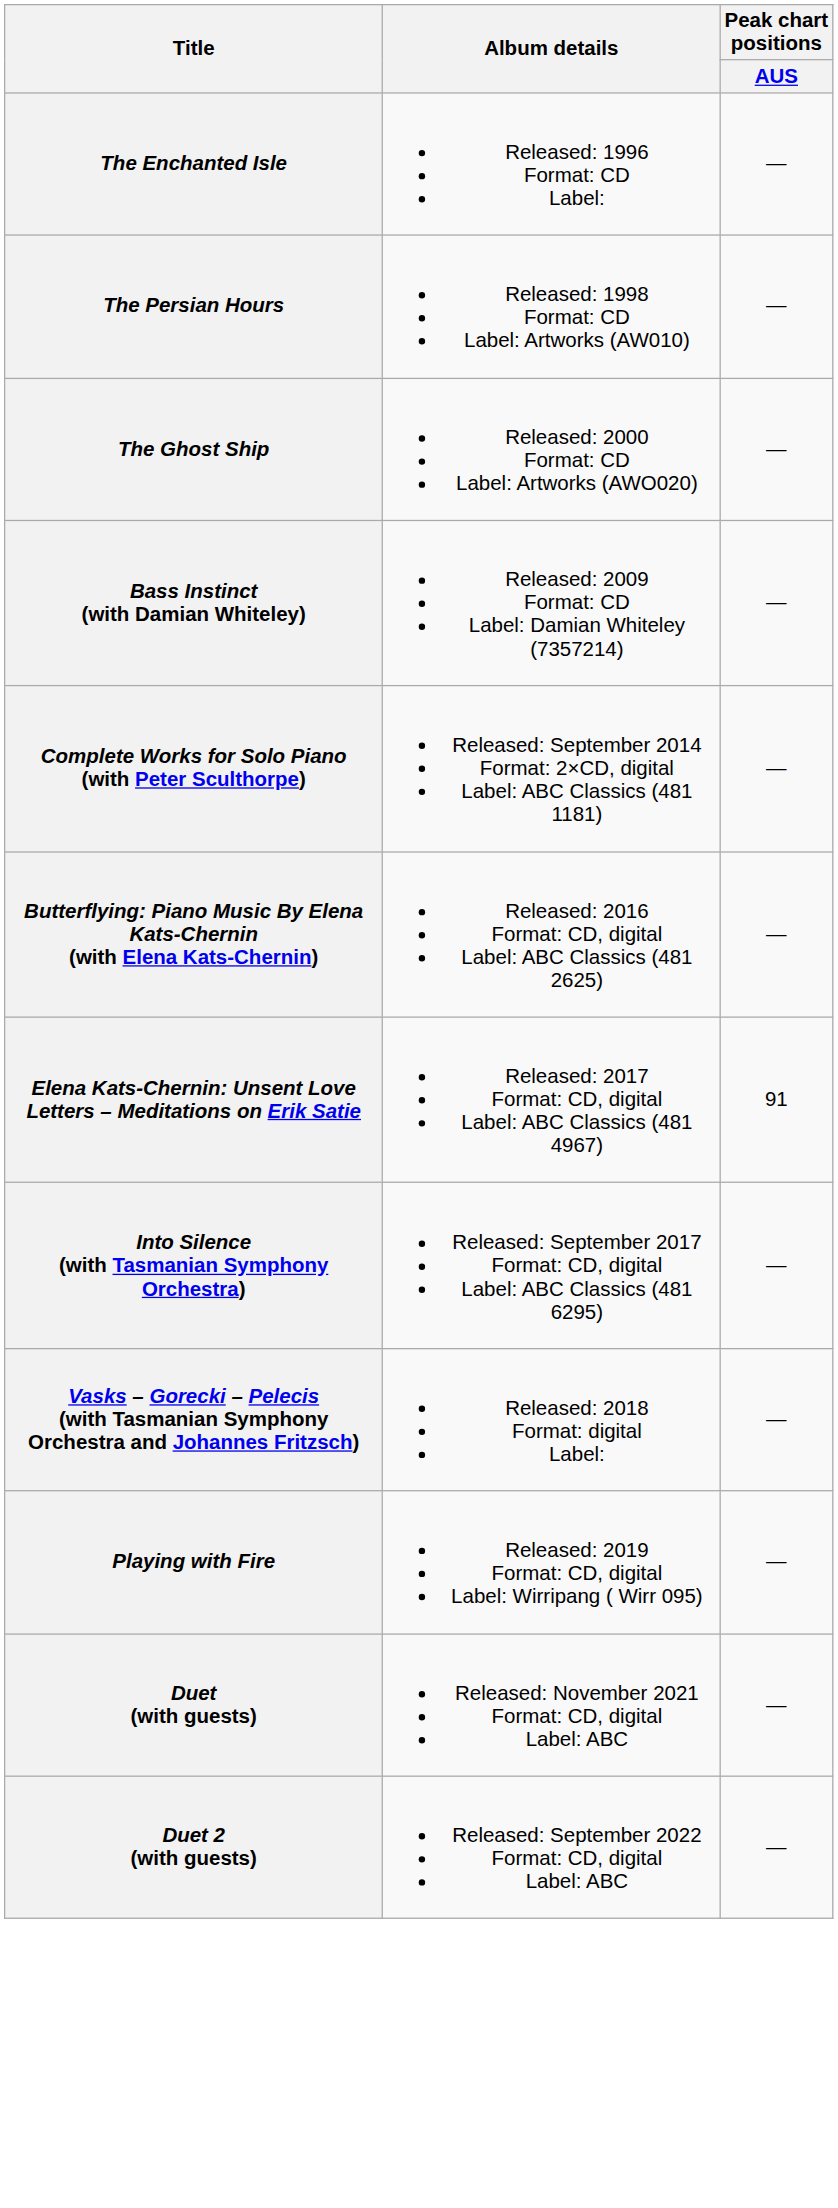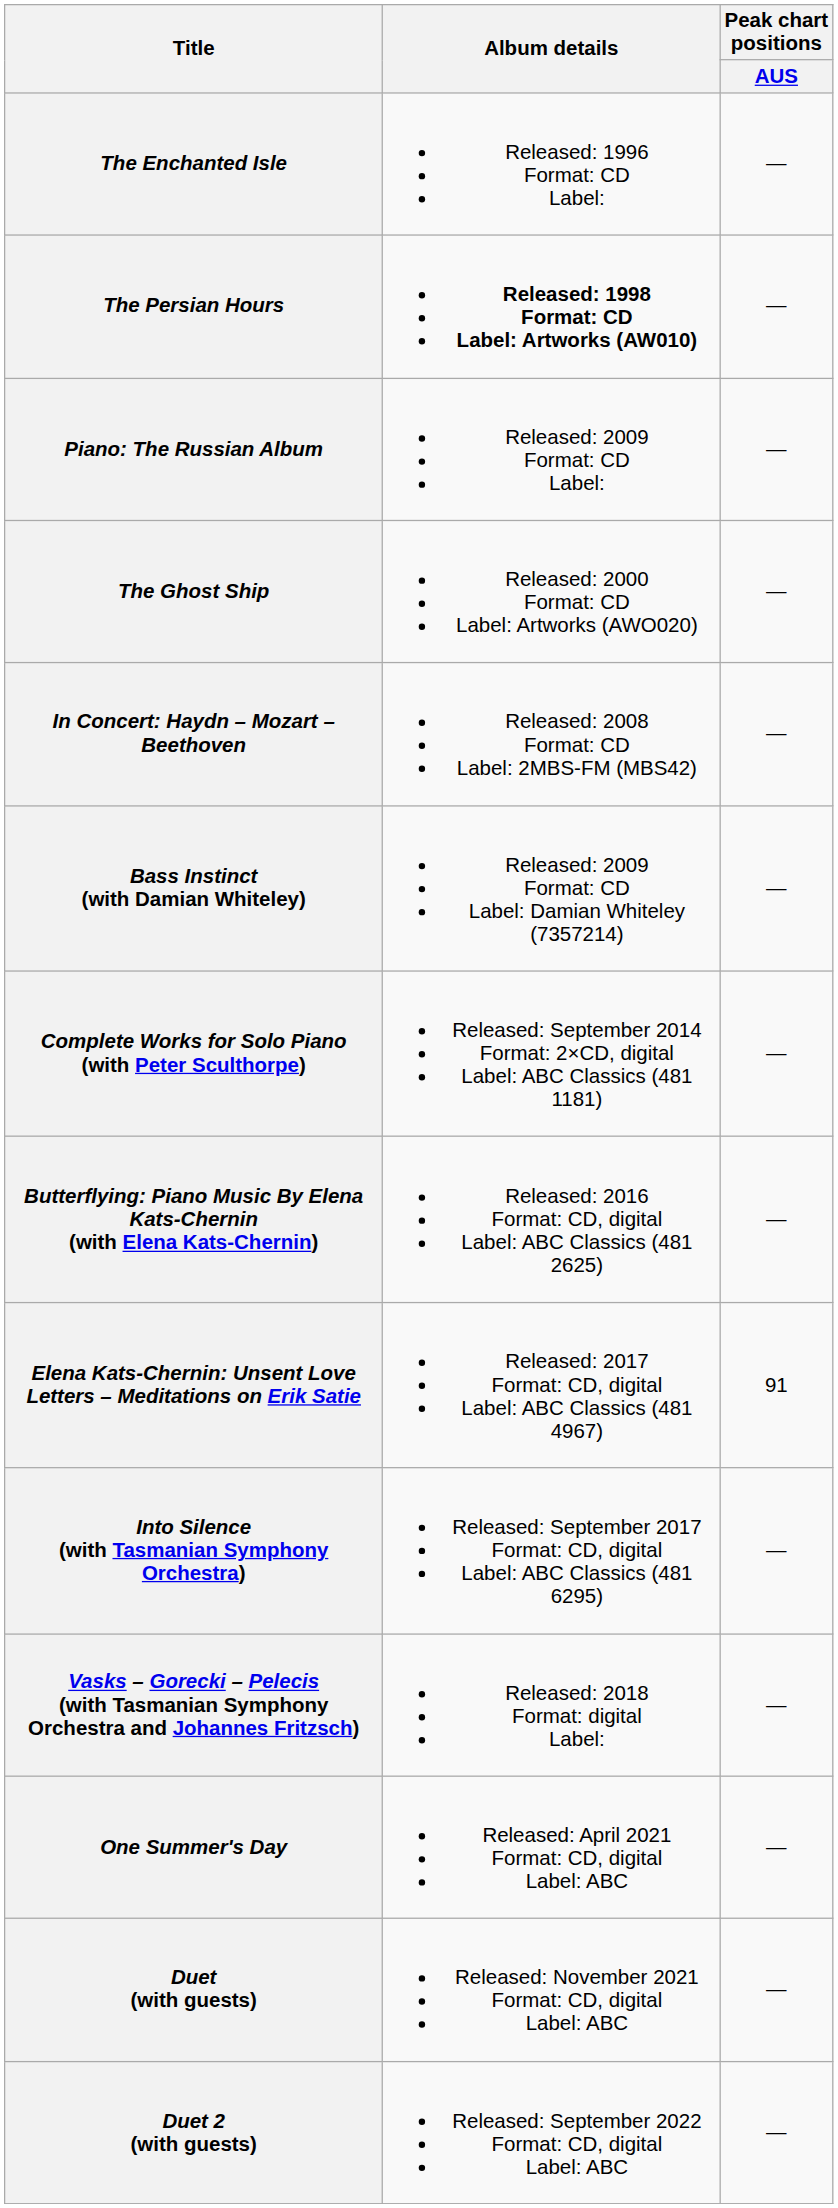(551, 318) normal -> (551, 318) bold
+ row: (194, 448)
+ row: (194, 734)
- row: (194, 1562)
+ row: (194, 1847)
